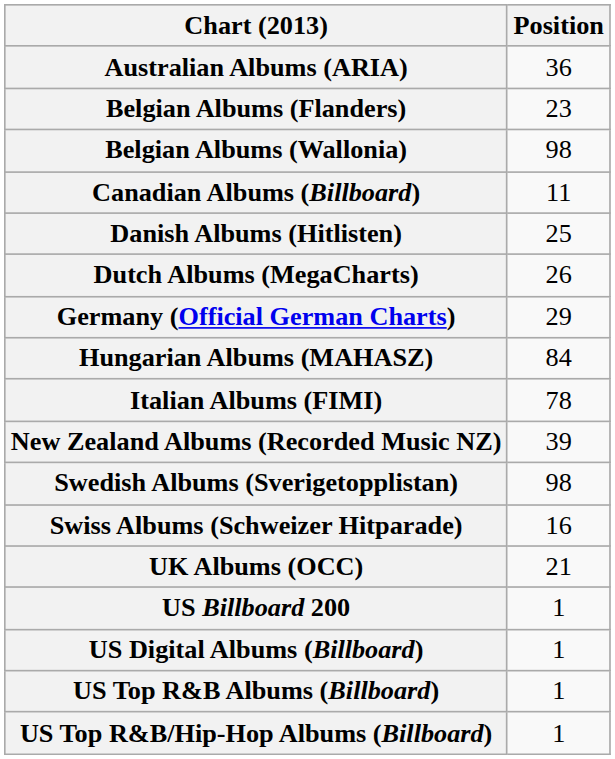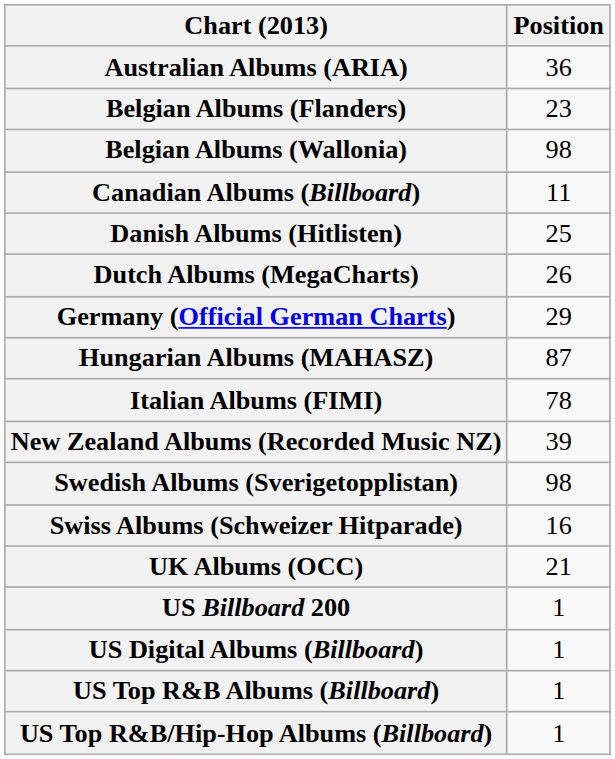(559, 358) 84 -> (559, 358) 87
